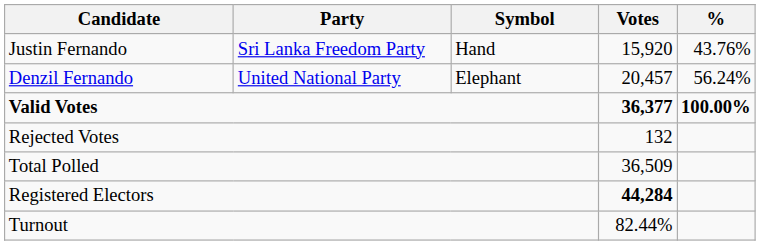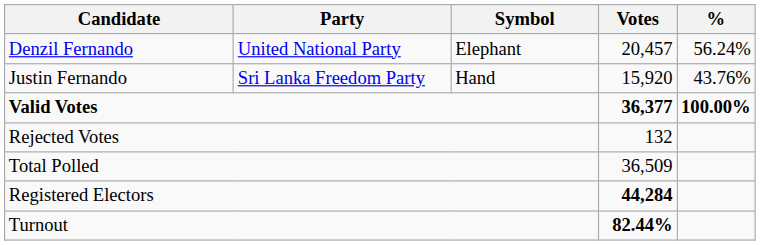rows swapped: (71, 78) <-> (68, 48)
(644, 225) normal -> (642, 225) bold
